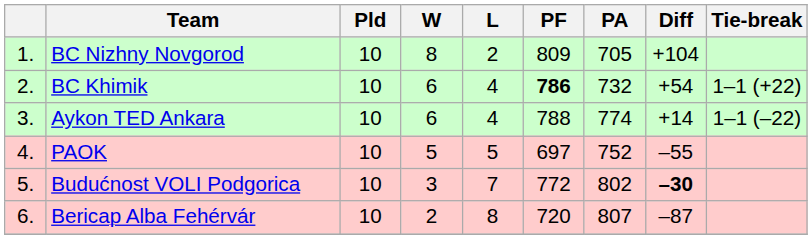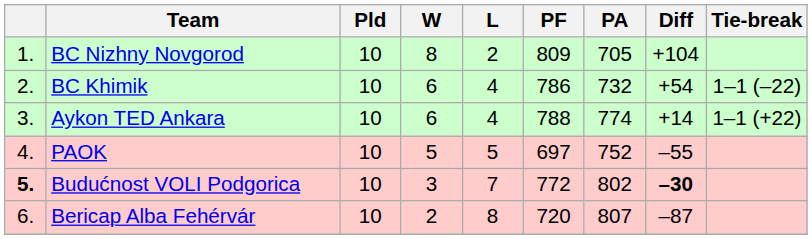(554, 86) bold -> (554, 86) normal
(757, 86) 1–1 (+22) -> (757, 86) 1–1 (–22)
(757, 119) 1–1 (–22) -> (757, 119) 1–1 (+22)
(26, 184) normal -> (26, 184) bold
